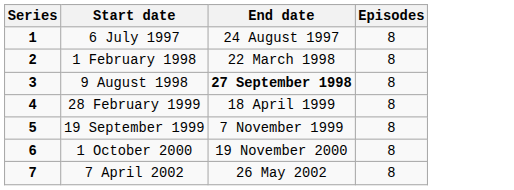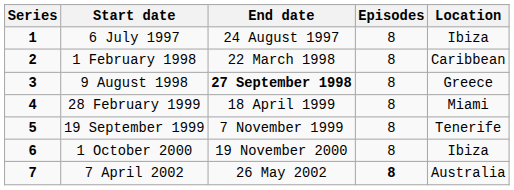+ column: (468, 16)
(391, 173) normal -> (391, 173) bold
